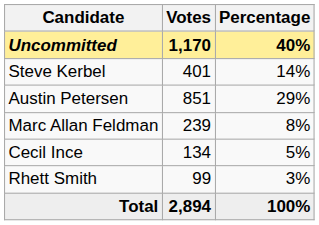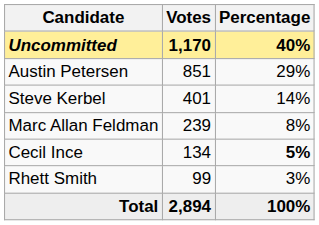rows swapped: (68, 98) <-> (57, 71)
(298, 152) normal -> (298, 152) bold
